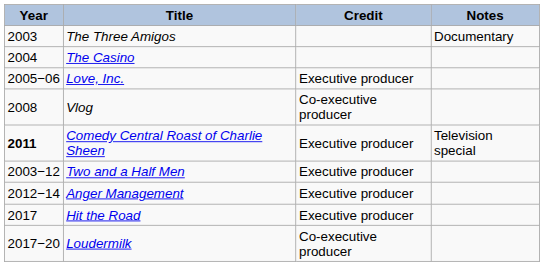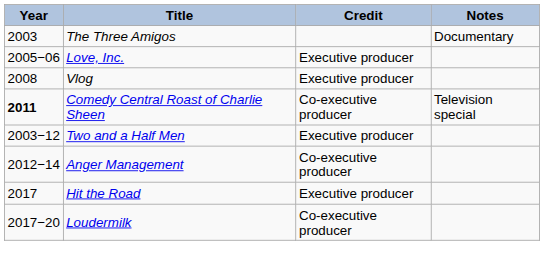- row: (100, 58)
(338, 107) Co-executive producer -> (356, 79) Executive producer
(356, 144) Executive producer -> (338, 107) Co-executive producer
(356, 193) Executive producer -> (338, 165) Co-executive producer
